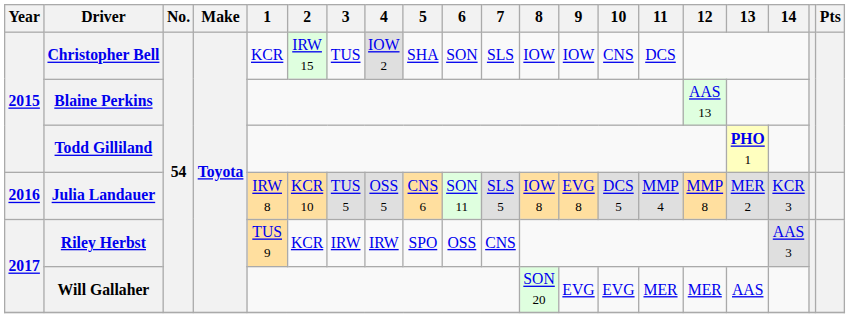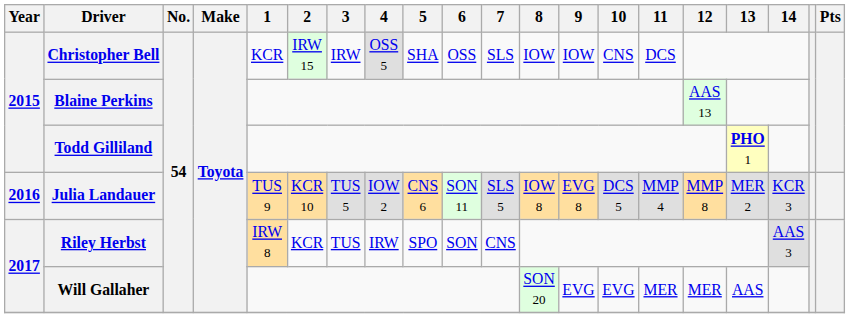(346, 55) TUS -> (346, 55) IRW
(384, 54) IOW 2 -> (384, 54) OSS 5
(462, 55) SON -> (462, 55) OSS
(267, 195) IRW 8 -> (267, 195) TUS 9
(384, 195) OSS 5 -> (384, 195) IOW 2
(267, 241) TUS 9 -> (267, 241) IRW 8
(346, 242) IRW -> (346, 242) TUS
(462, 242) OSS -> (462, 242) SON
